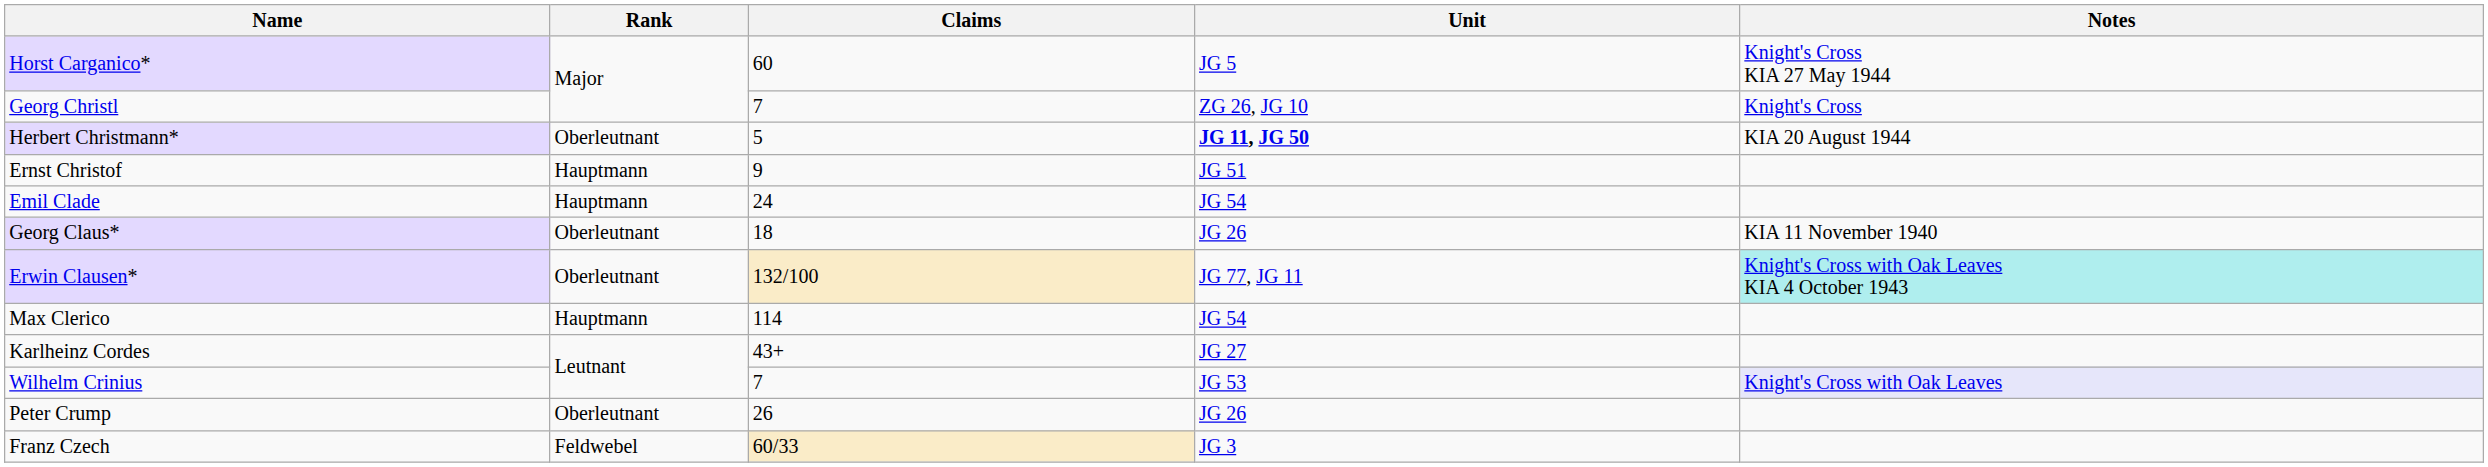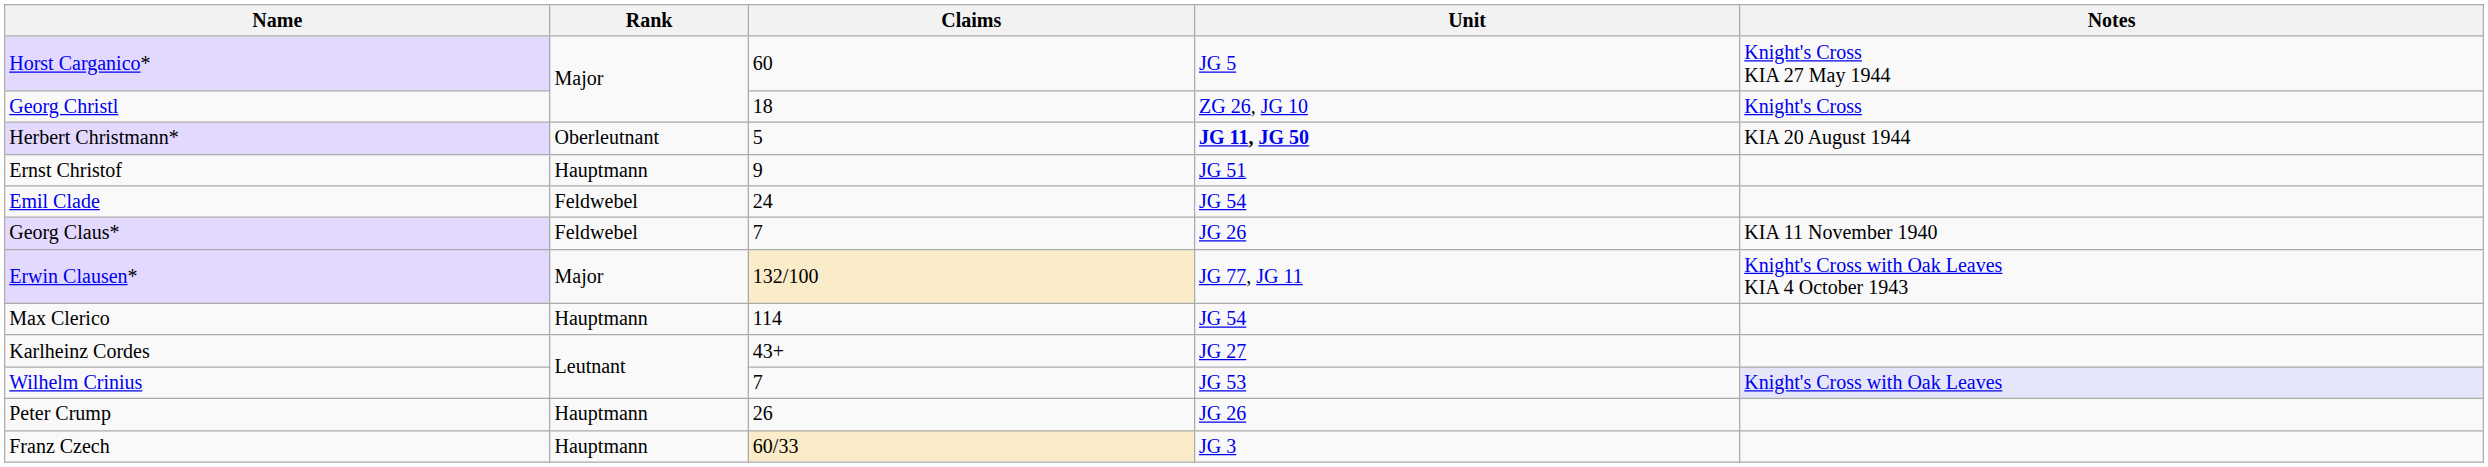(758, 106) 7 -> (763, 106) 18
(601, 201) Hauptmann -> (596, 201) Feldwebel
(607, 233) Oberleutnant -> (596, 233) Feldwebel
(763, 233) 18 -> (758, 233) 7
(607, 276) Oberleutnant -> (579, 276) Major
(1873, 276) paleturquoise background -> (1873, 276) no background
(607, 414) Oberleutnant -> (601, 414) Hauptmann
(596, 445) Feldwebel -> (601, 445) Hauptmann
